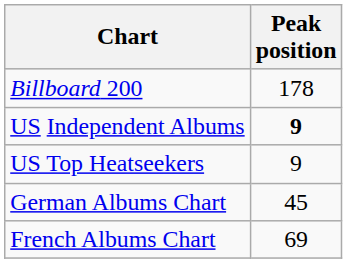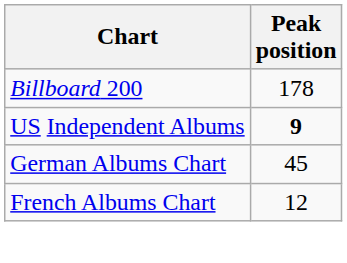- row: (107, 163)
(296, 239) 69 -> (296, 201) 12
